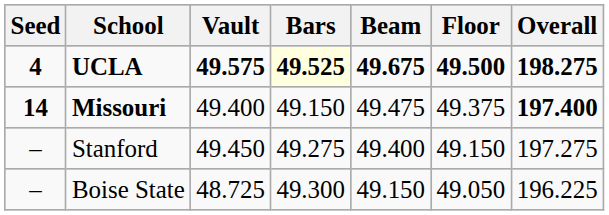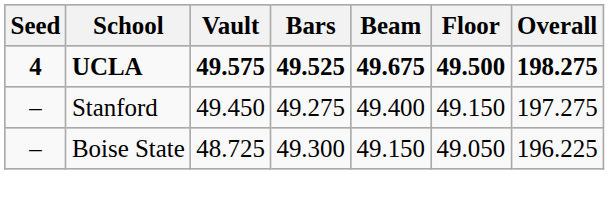(311, 66) lightyellow background -> (311, 66) no background
- row: (119, 107)
